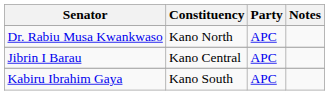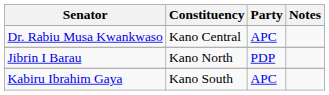(201, 36) Kano North -> (205, 36) Kano Central
(205, 57) Kano Central -> (201, 57) Kano North
(264, 57) APC -> (263, 57) PDP
